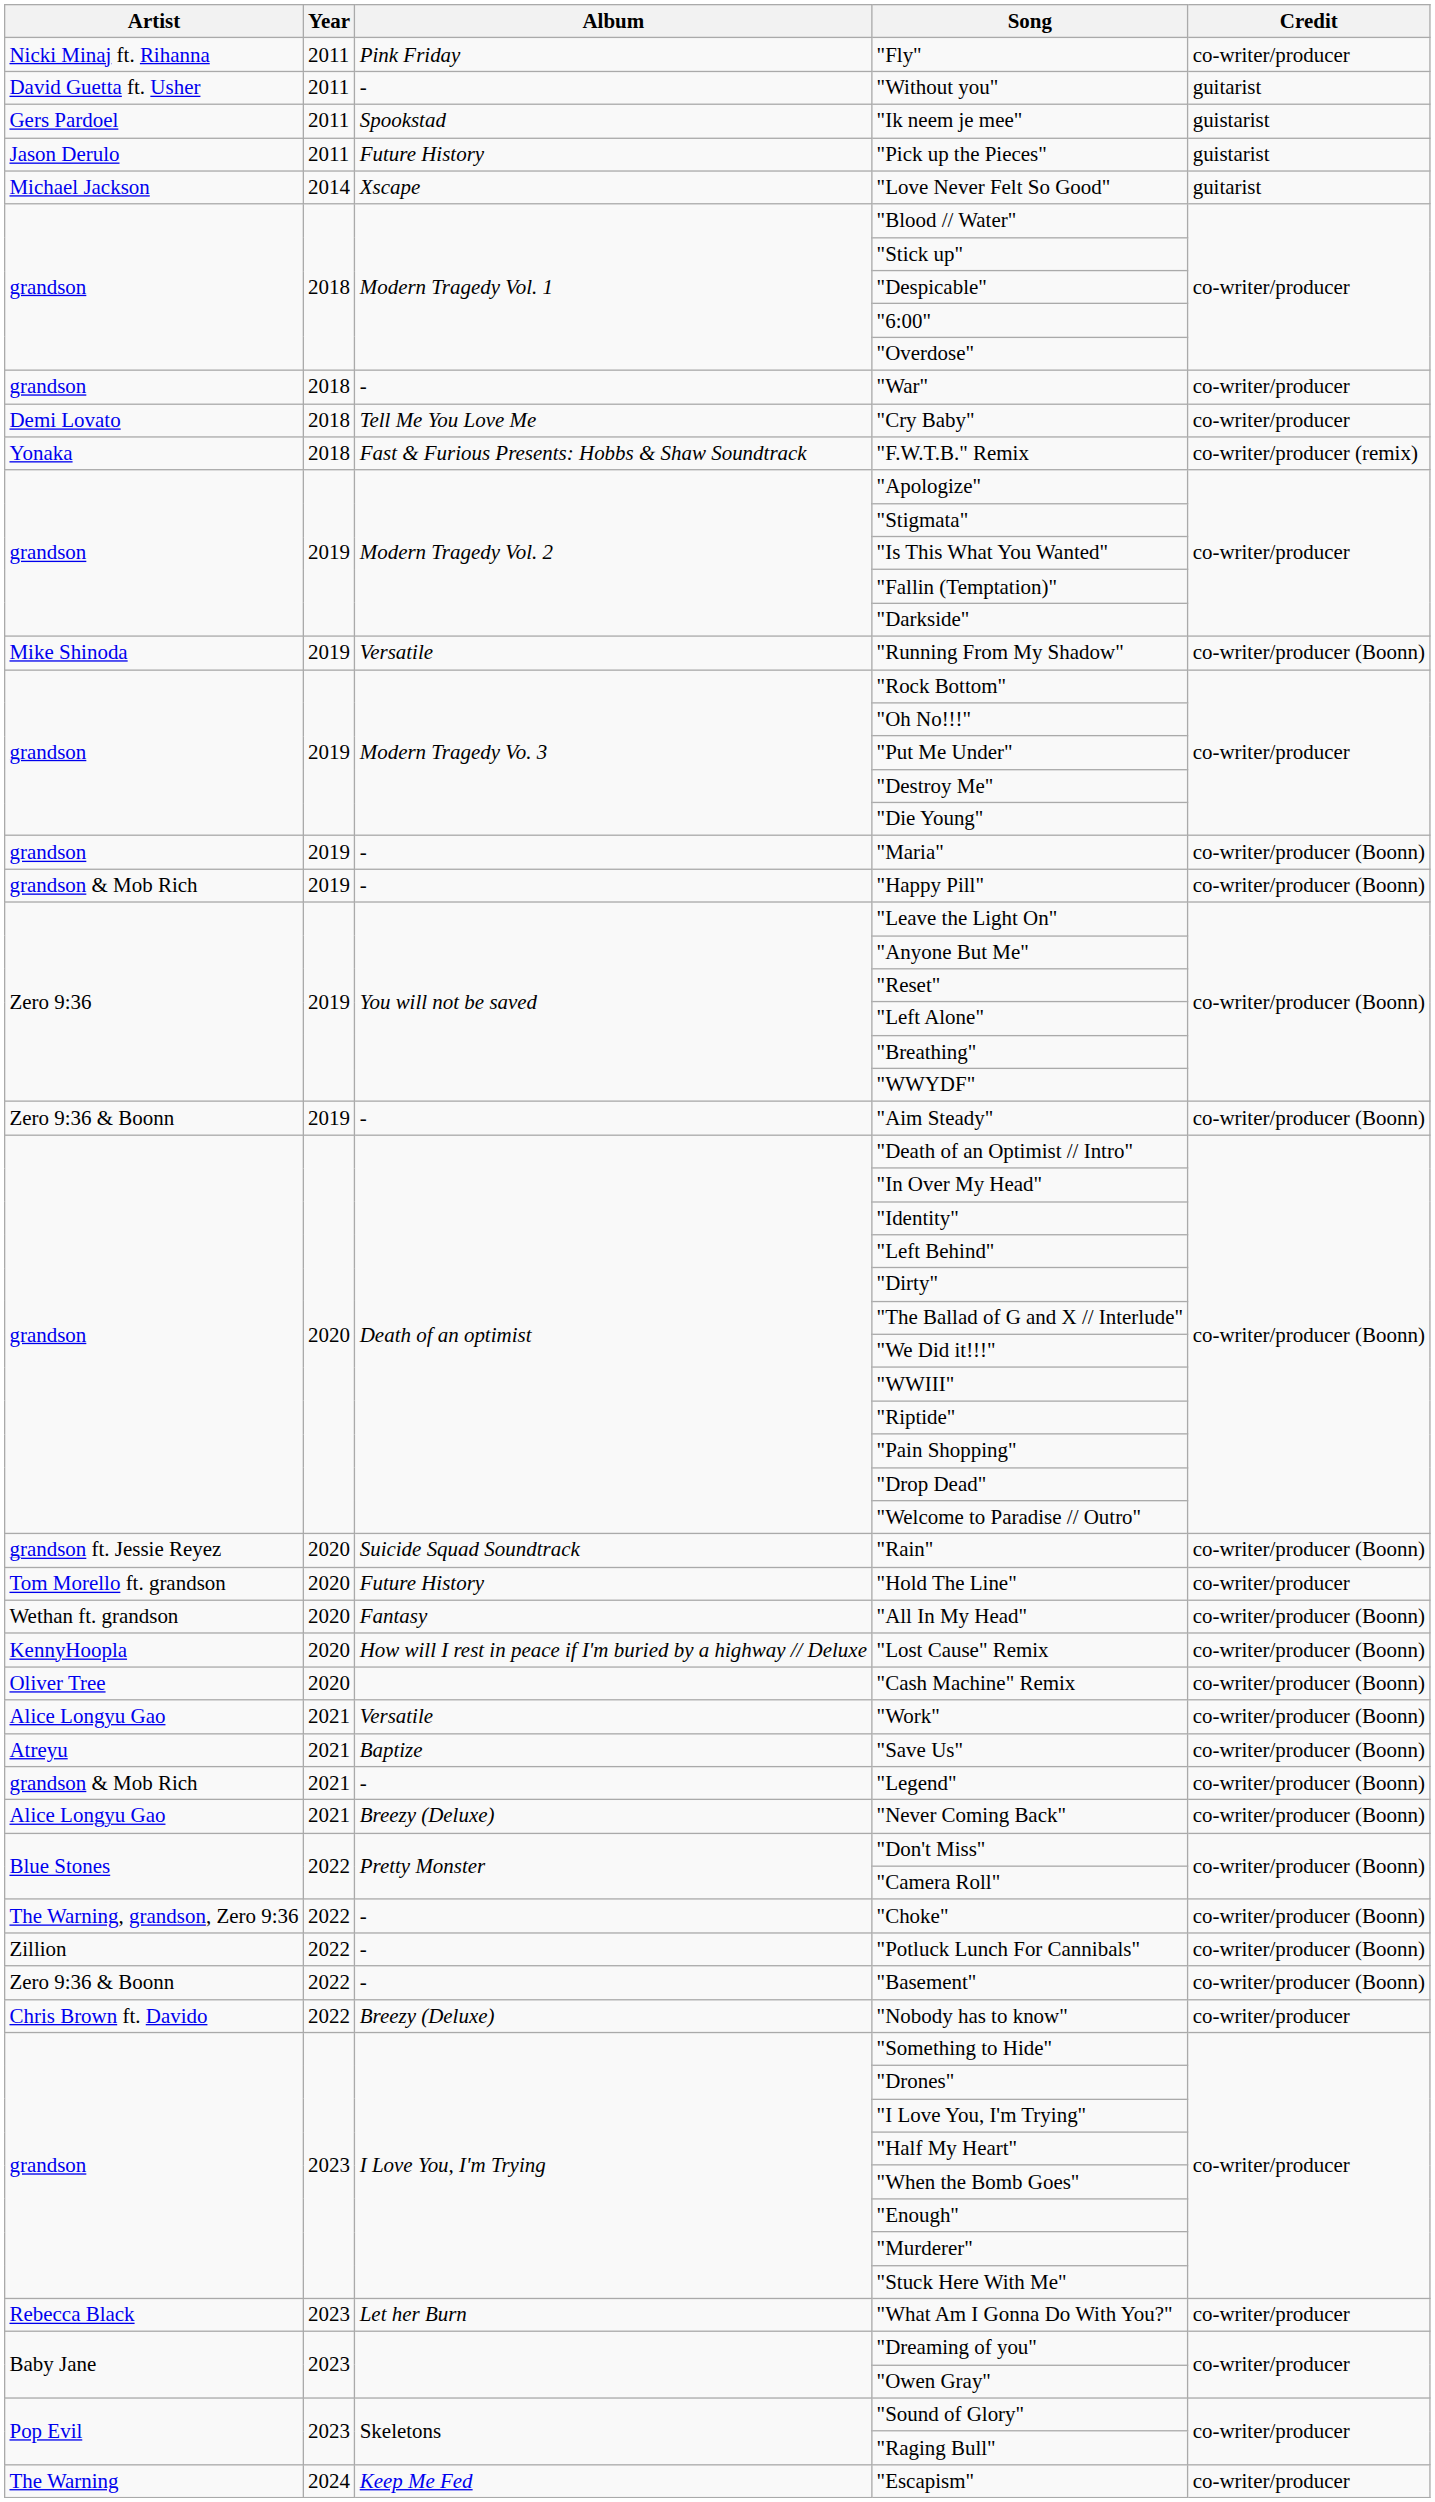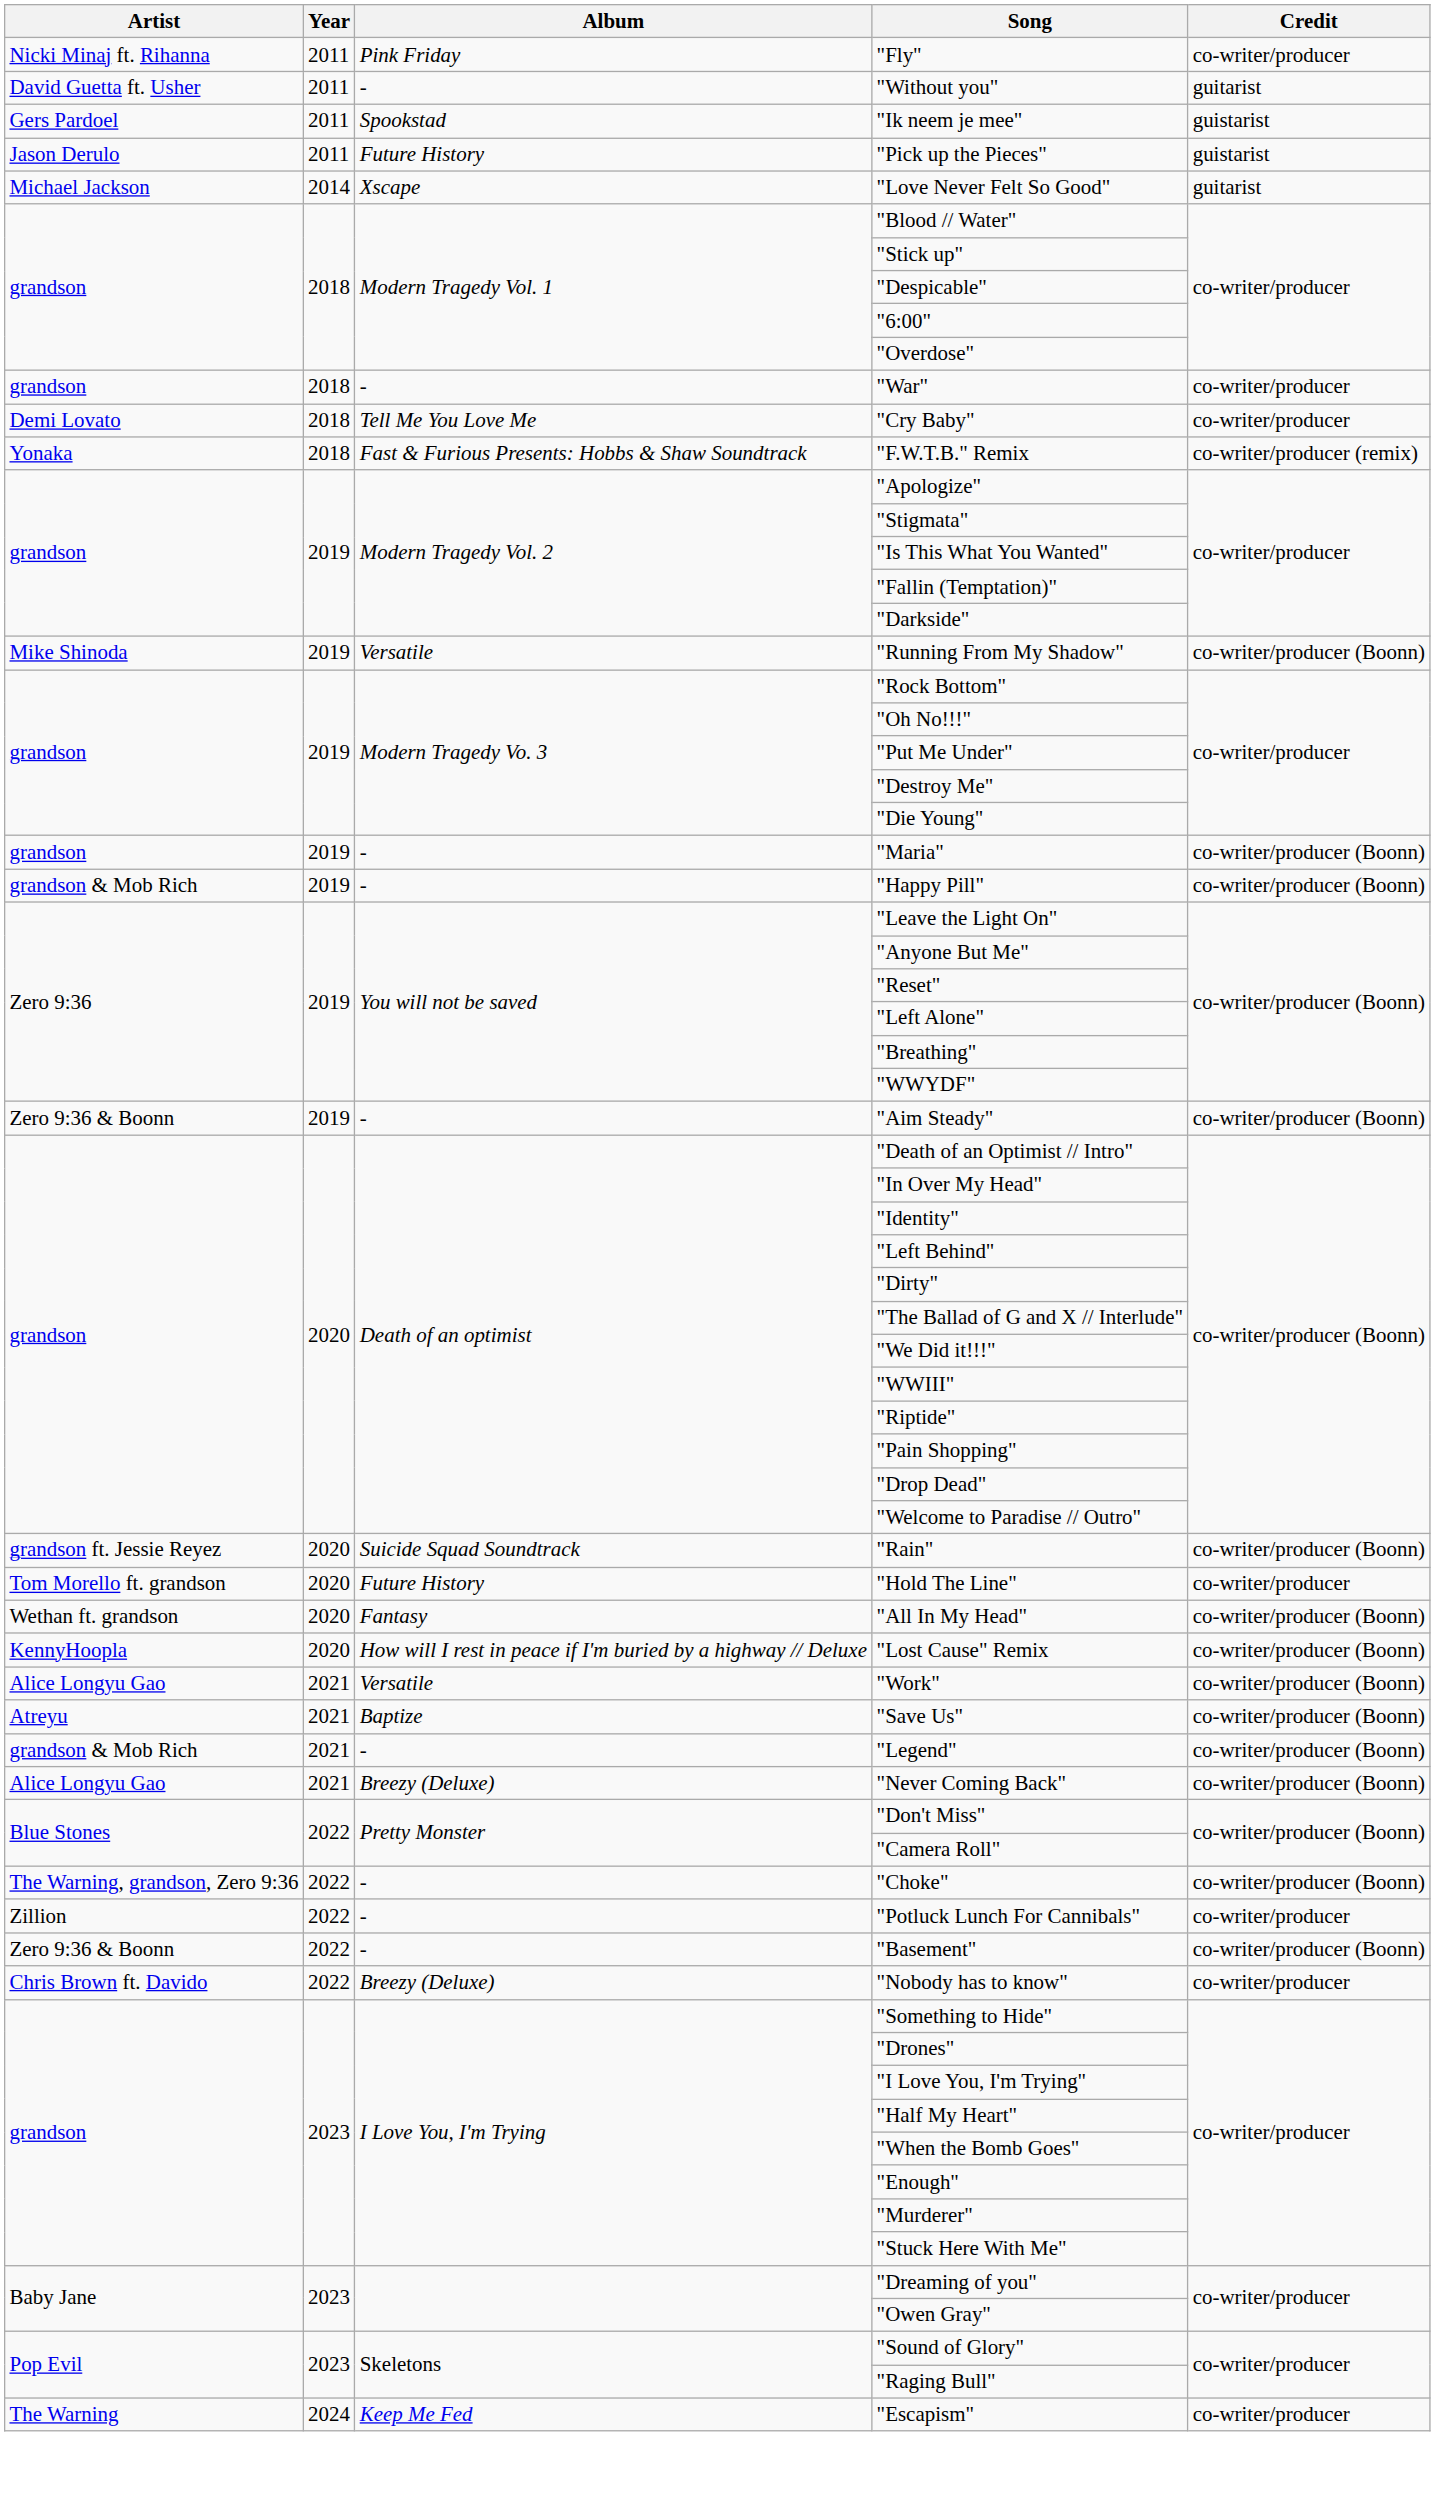- row: (976, 1683)
(1309, 1949) co-writer/producer (Boonn) -> (1271, 1915) co-writer/producer
- row: (1025, 2314)
